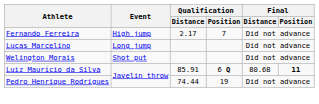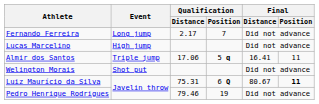(132, 33) High jump -> (132, 33) Long jump
(132, 45) Long jump -> (132, 45) High jump
+ row: (40, 57)
(188, 69) 85.91 -> (188, 81) 75.31
(260, 69) 80.68 -> (260, 81) 80.67
(188, 81) 74.44 -> (188, 93) 79.46
